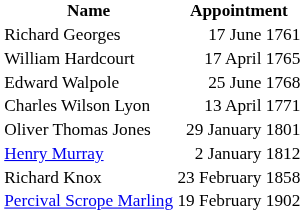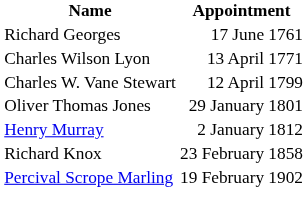- row: (69, 58)
- row: (62, 82)
+ row: (90, 82)
